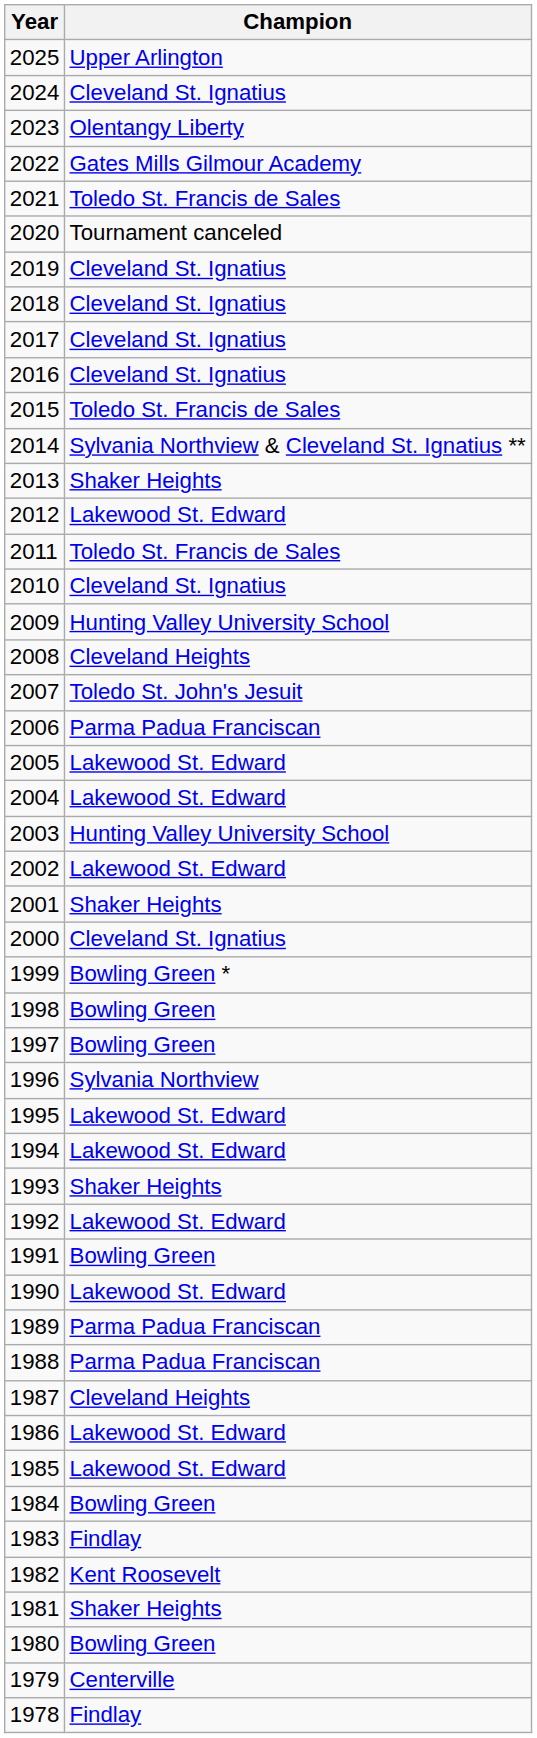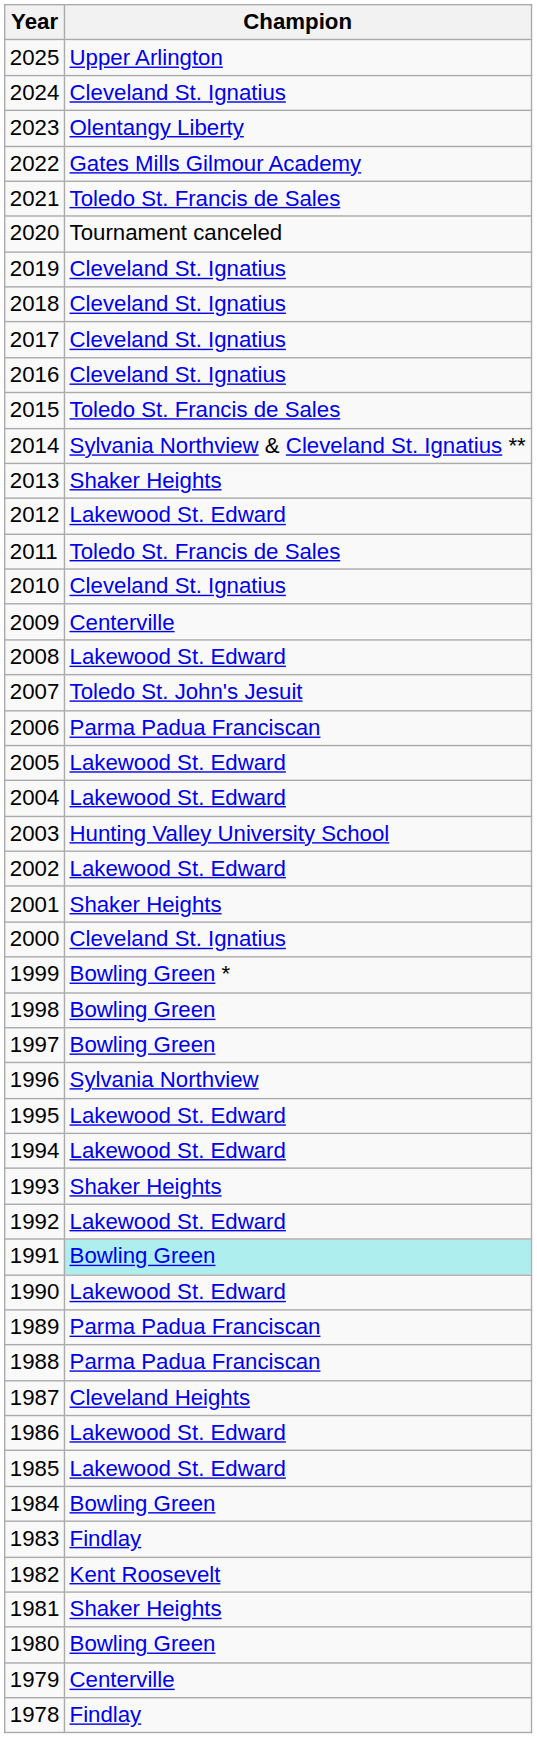(229, 621) Hunting Valley University School -> (122, 621) Centerville
(160, 657) Cleveland Heights -> (178, 657) Lakewood St. Edward
(142, 1256) no background -> (142, 1256) paleturquoise background
